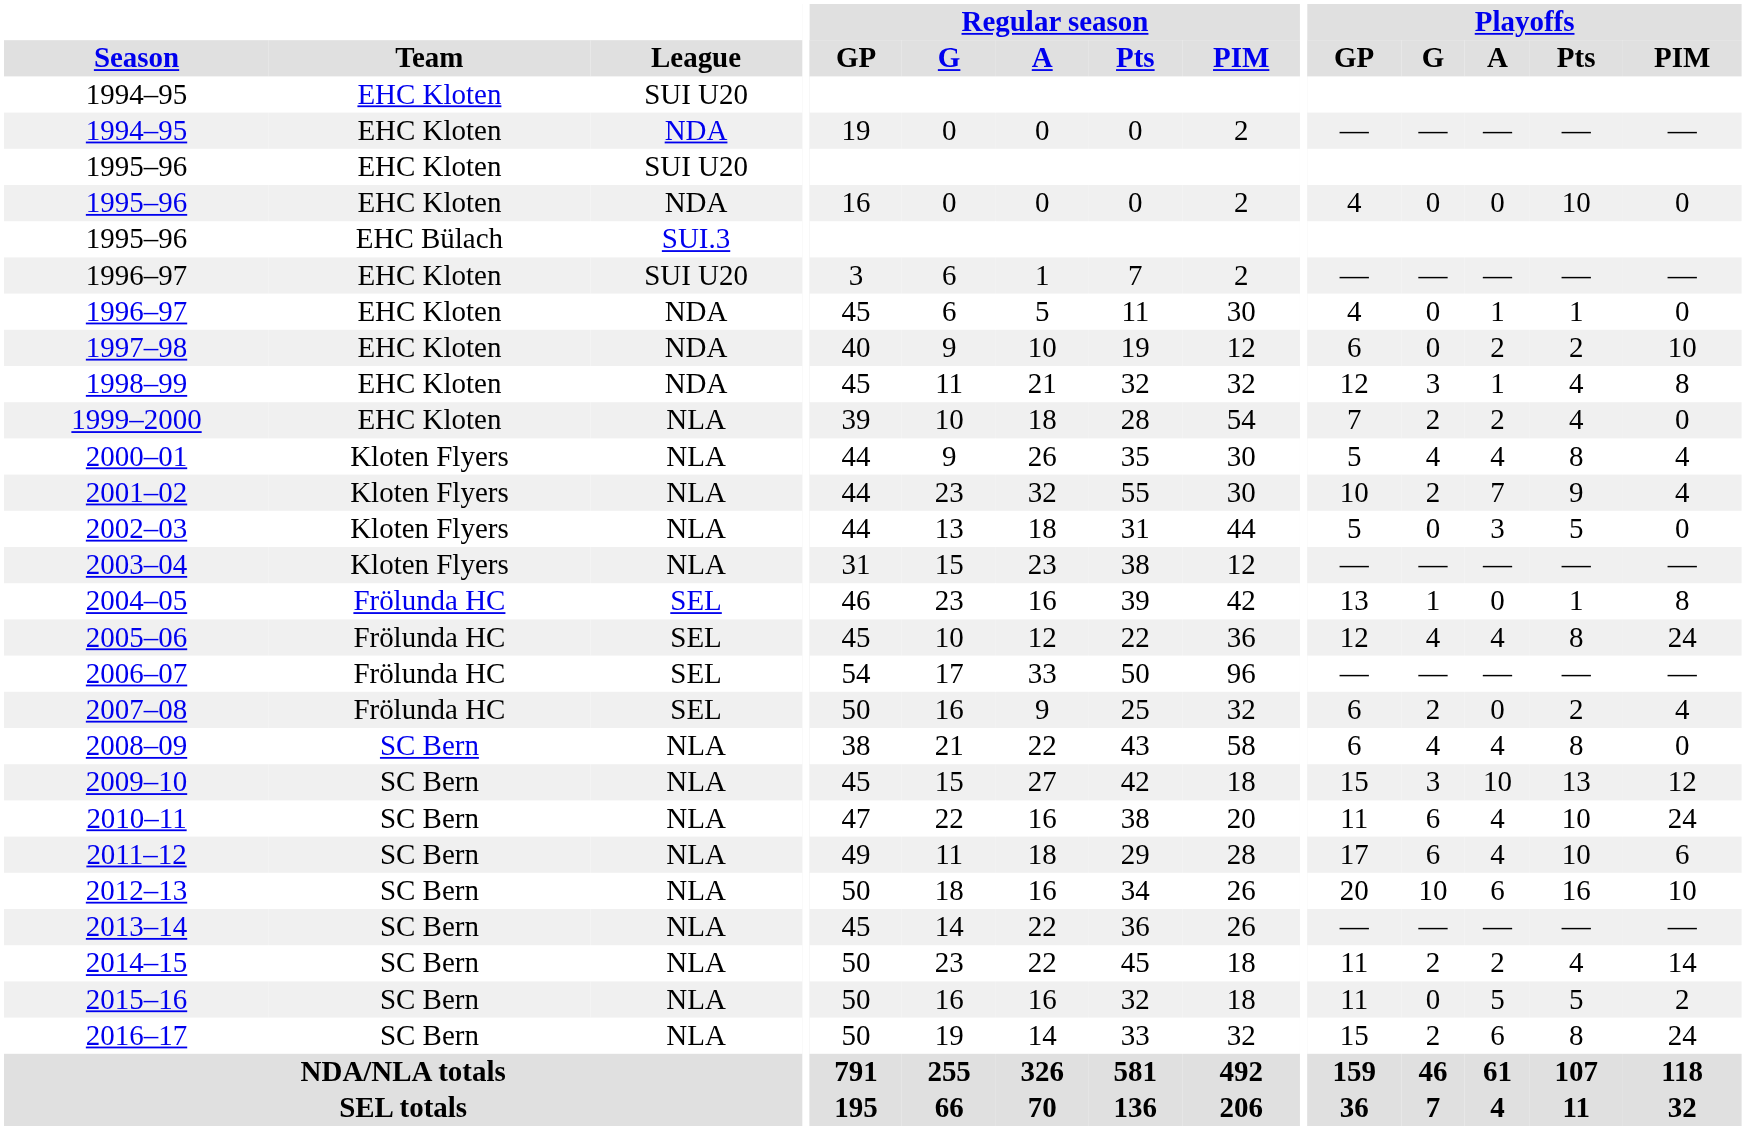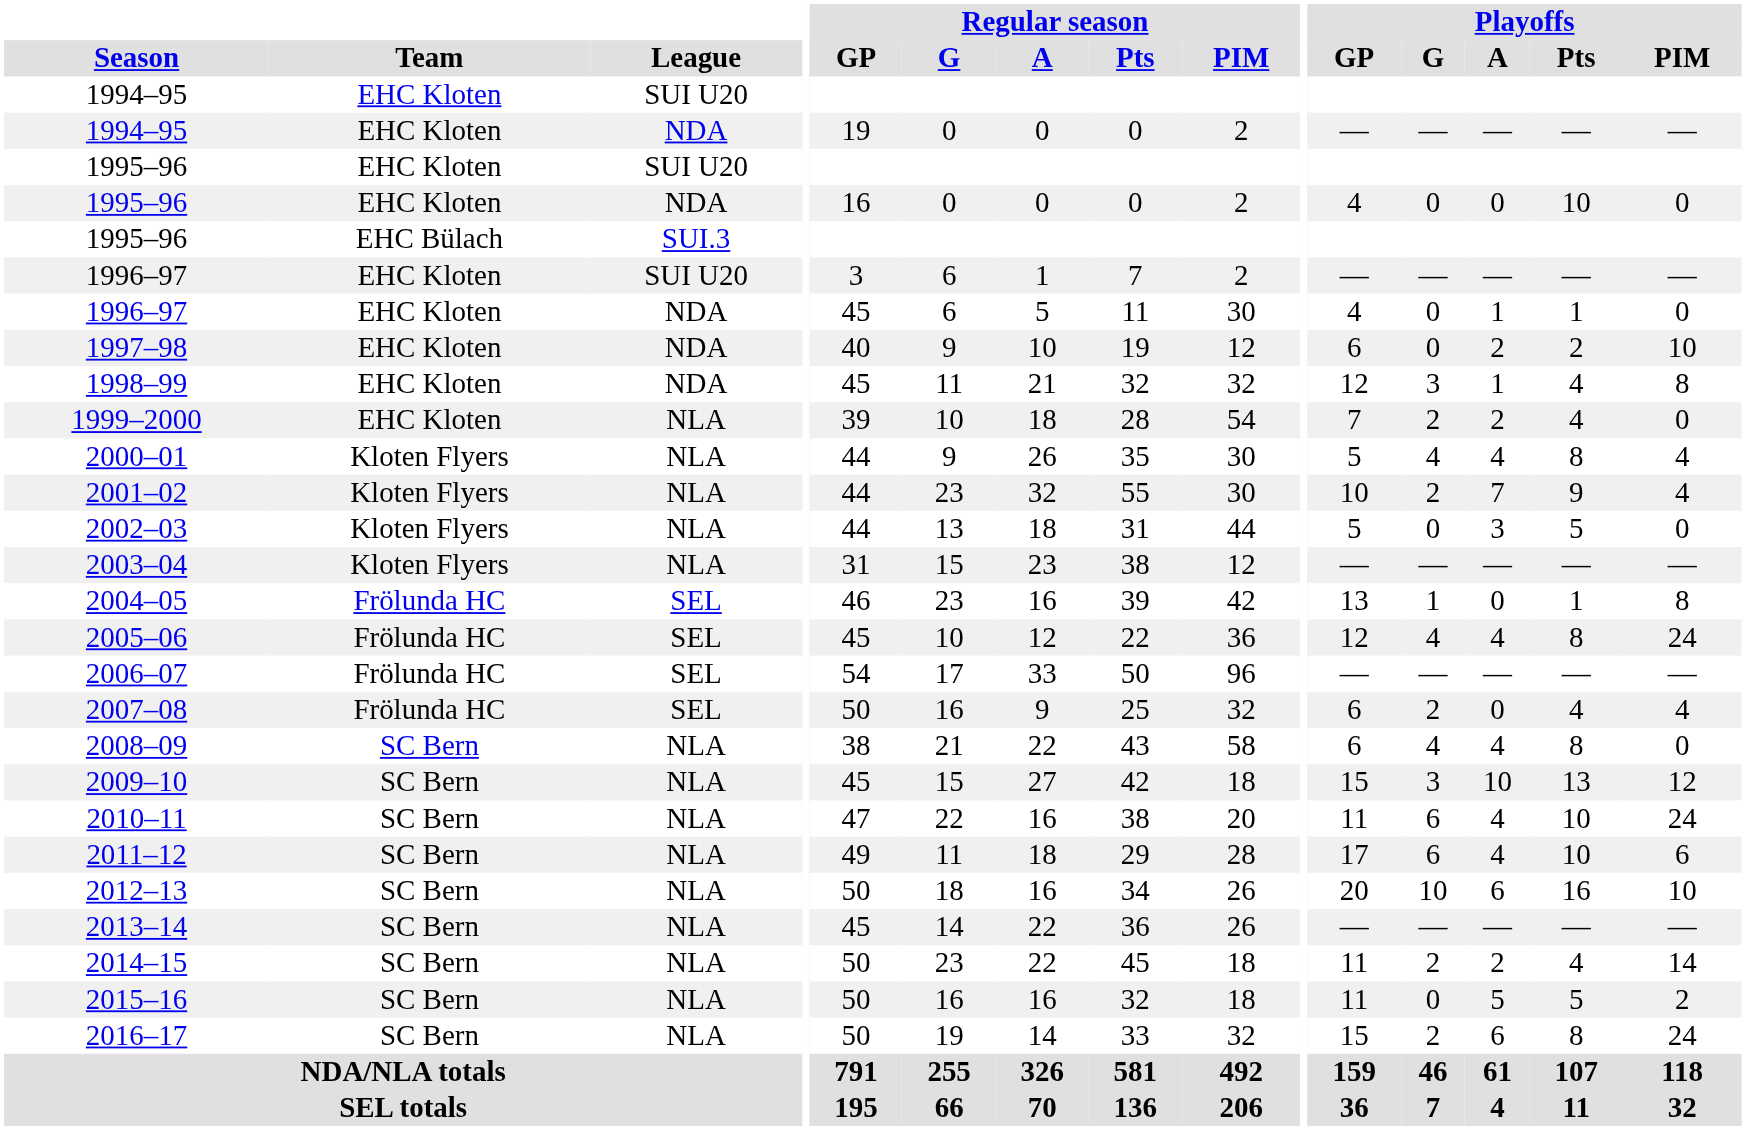(1576, 709) 2 -> (1576, 709) 4
